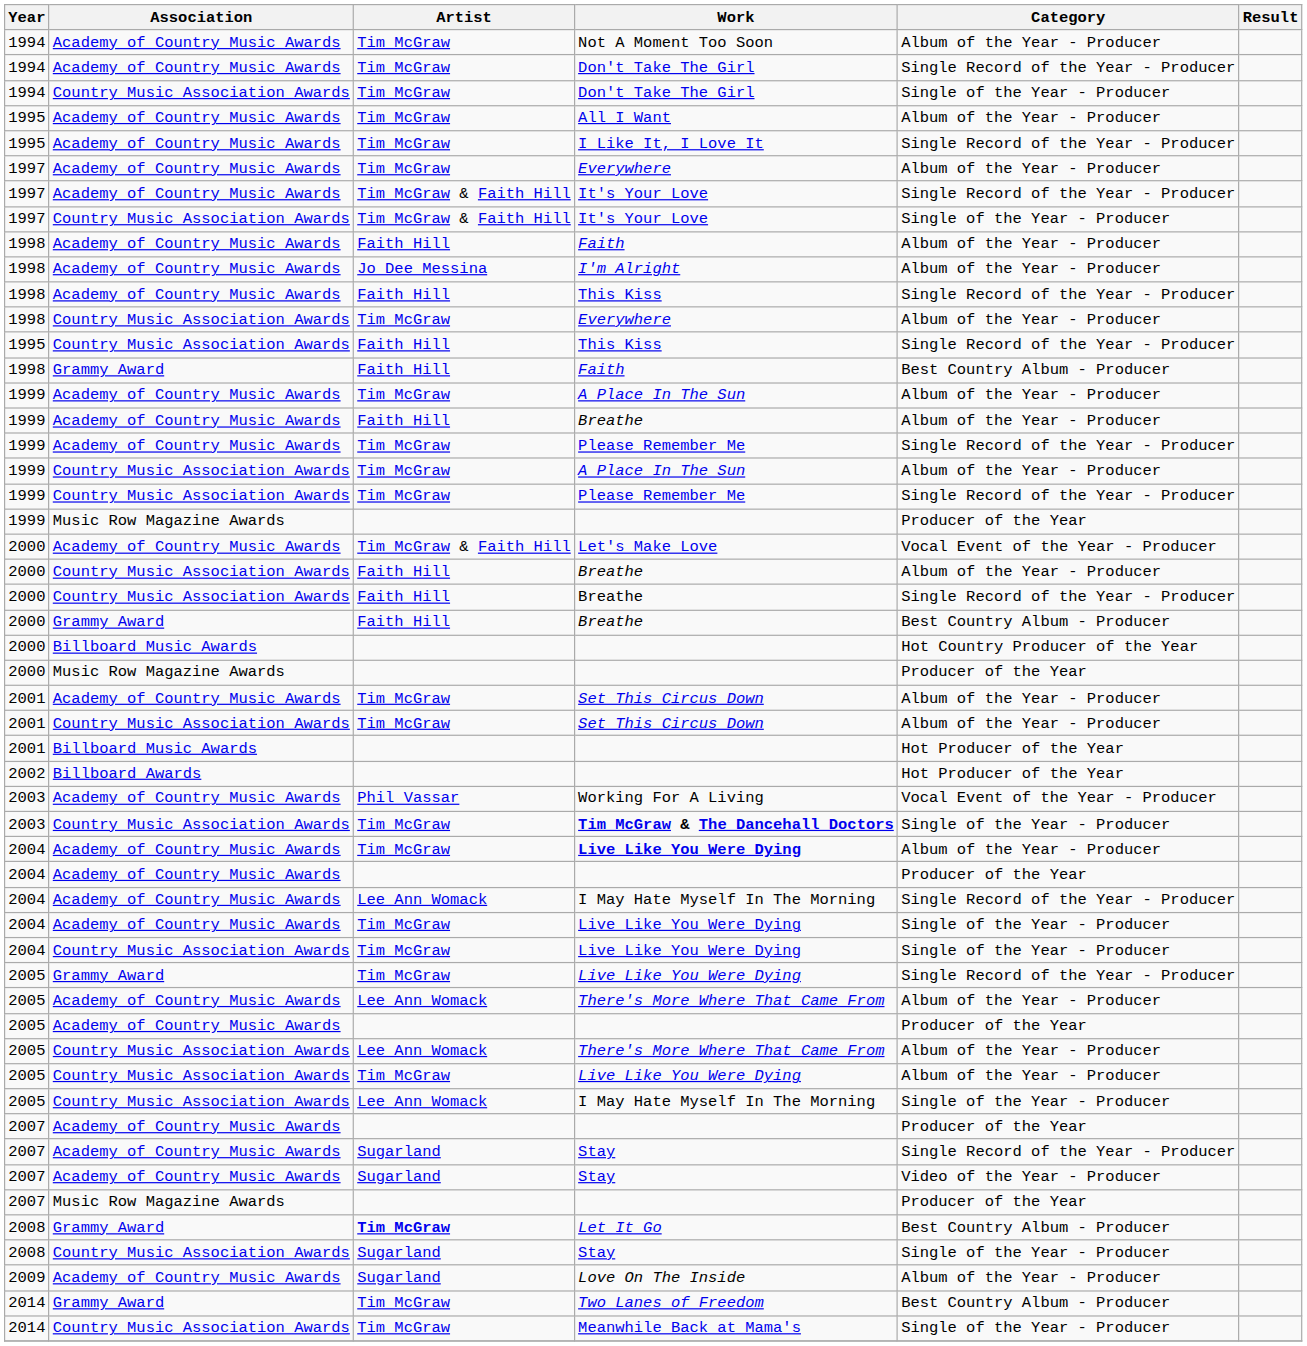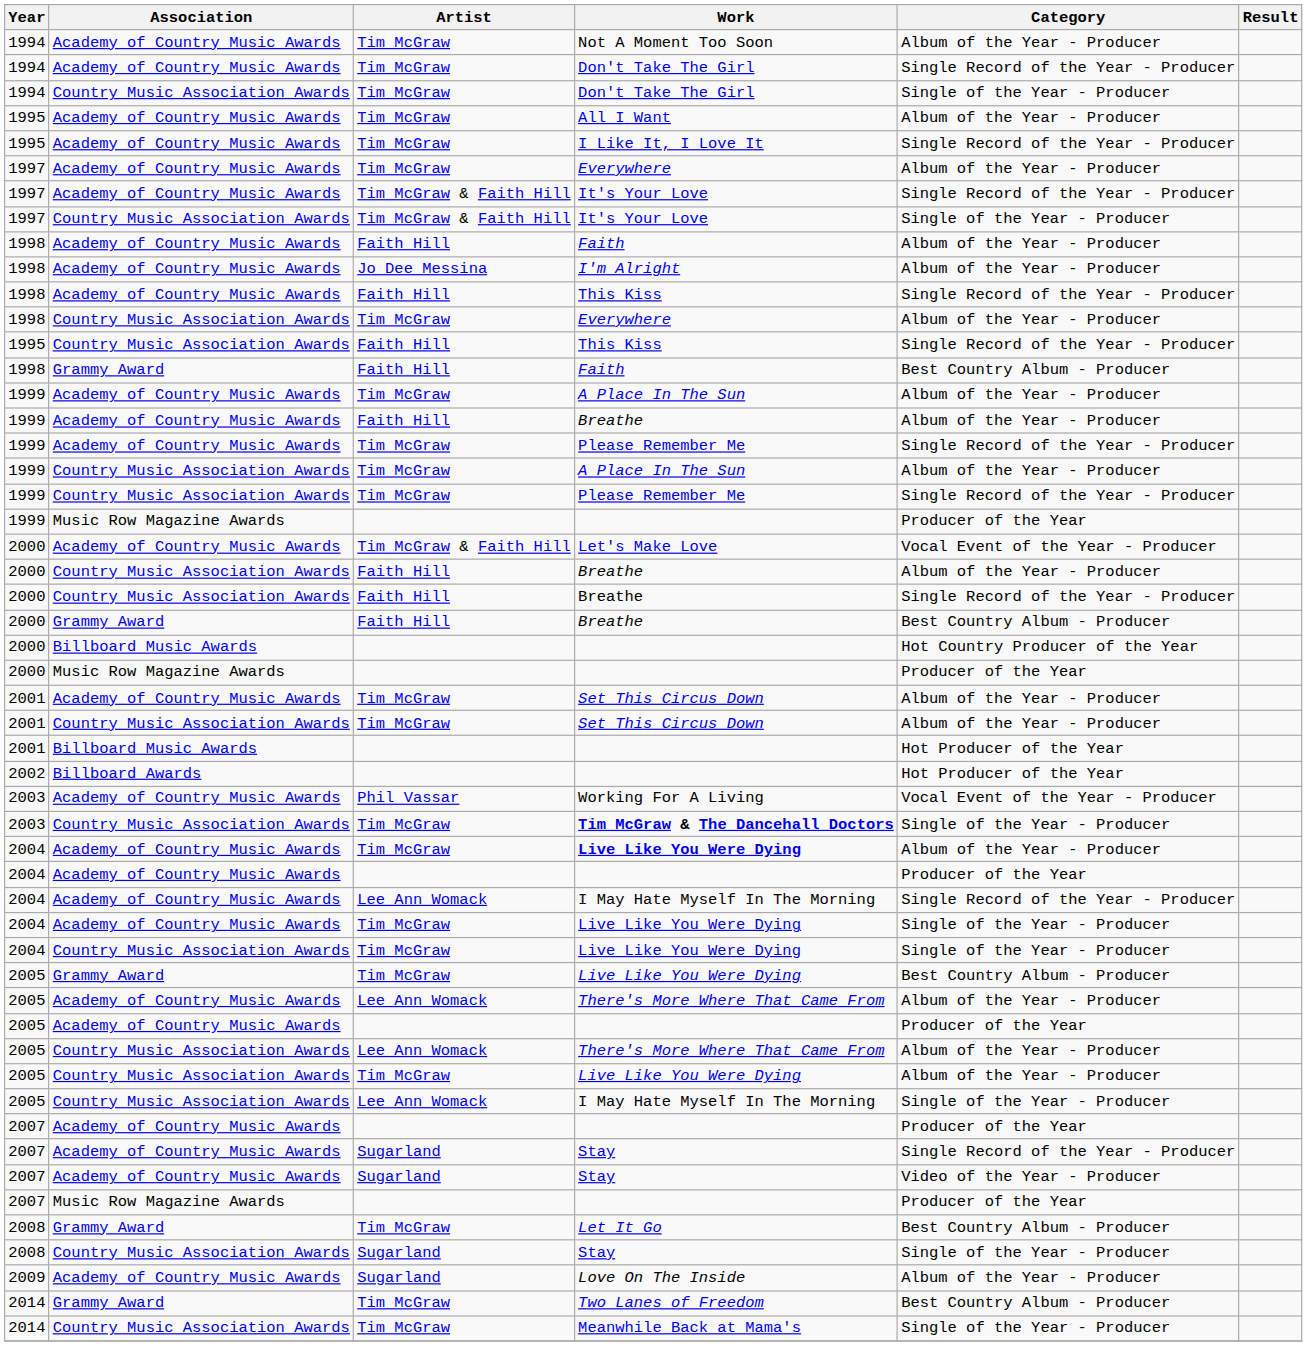(1068, 975) Single Record of the Year - Producer -> (1036, 975) Best Country Album - Producer
(404, 1227) bold -> (404, 1227) normal
